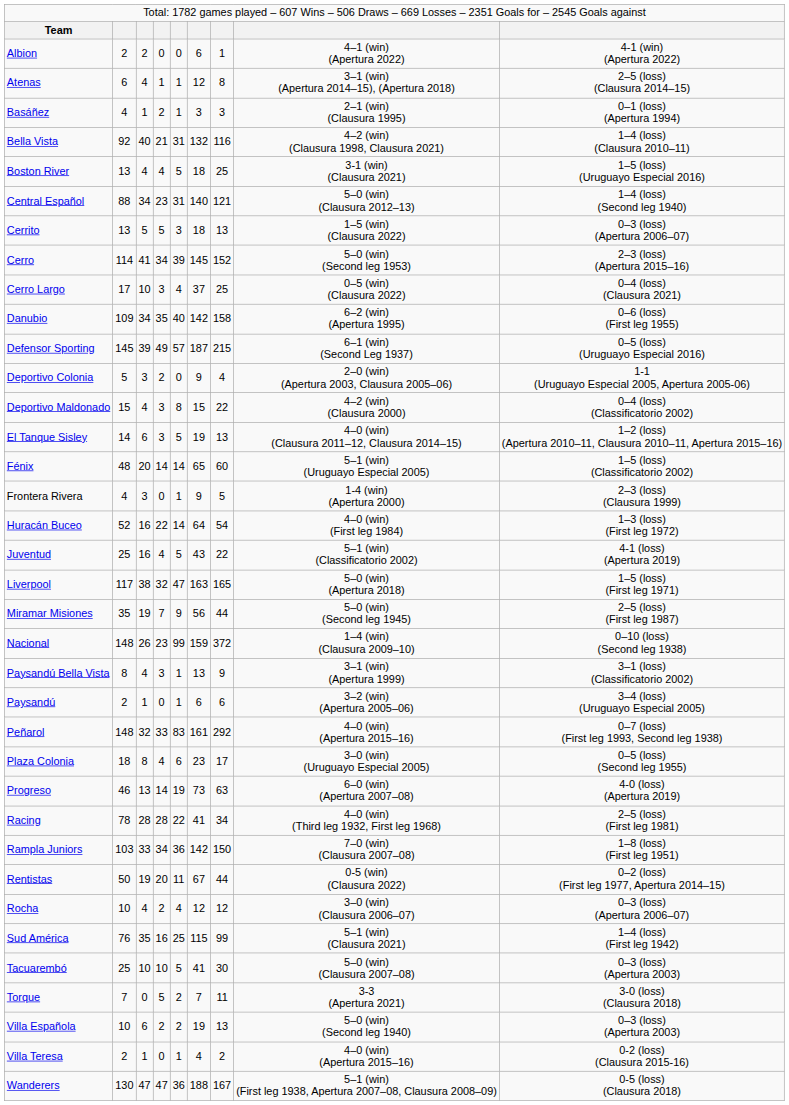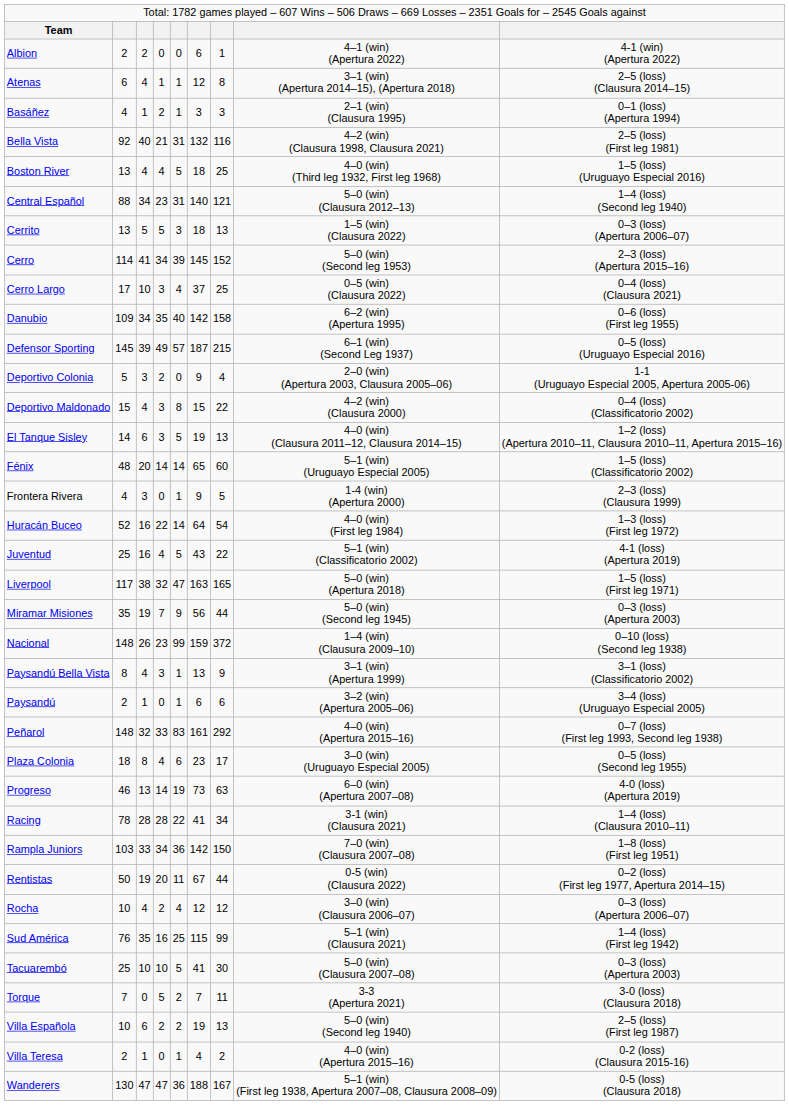(642, 142) 1–4 (loss) (Clausura 2010–11) -> (642, 142) 2–5 (loss) (First leg 1981)
(366, 171) 3-1 (win) (Clausura 2021) -> (366, 171) 4–0 (win) (Third leg 1932, First leg 1968)
(642, 614) 2–5 (loss) (First leg 1987) -> (642, 614) 0–3 (loss) (Apertura 2003)
(366, 820) 4–0 (win) (Third leg 1932, First leg 1968) -> (366, 820) 3-1 (win) (Clausura 2021)
(642, 820) 2–5 (loss) (First leg 1981) -> (642, 820) 1–4 (loss) (Clausura 2010–11)
(642, 1027) 0–3 (loss) (Apertura 2003) -> (642, 1027) 2–5 (loss) (First leg 1987)
